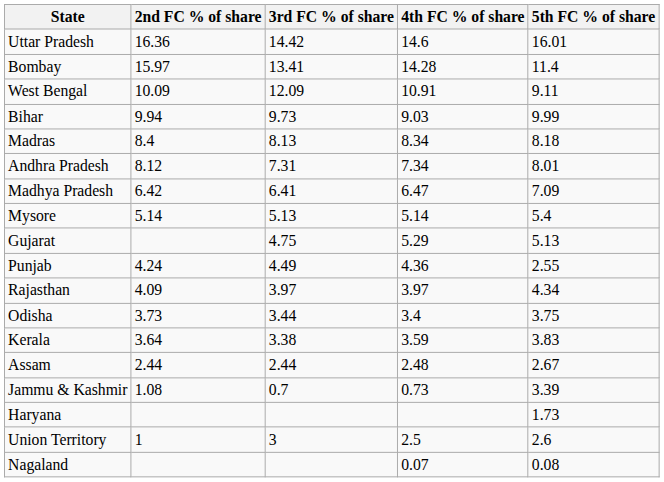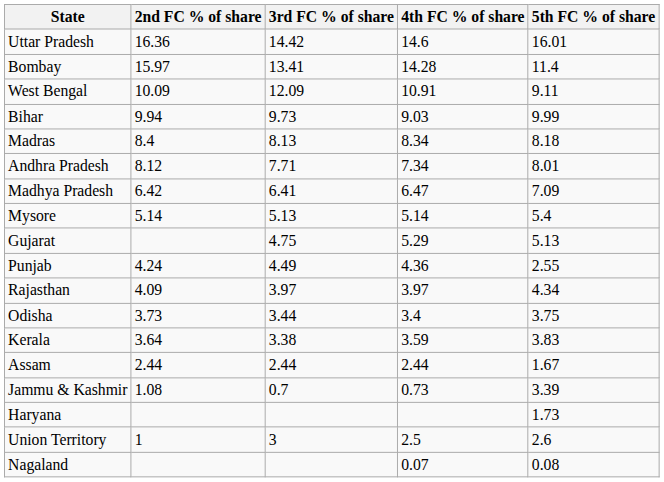(283, 166) 7.31 -> (283, 166) 7.71
(415, 365) 2.48 -> (415, 365) 2.44
(546, 365) 2.67 -> (546, 365) 1.67
